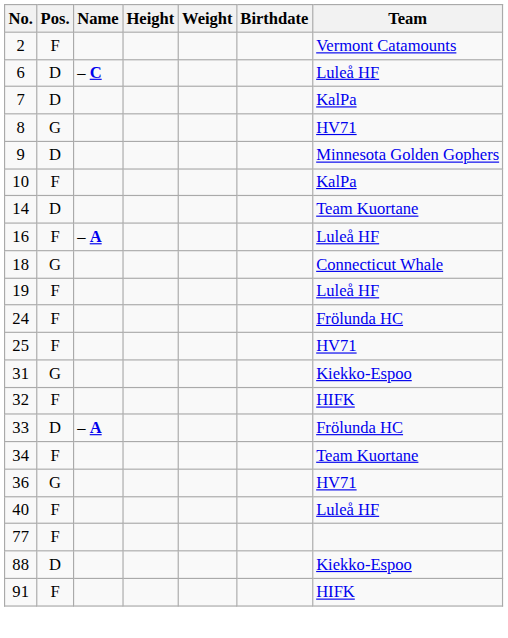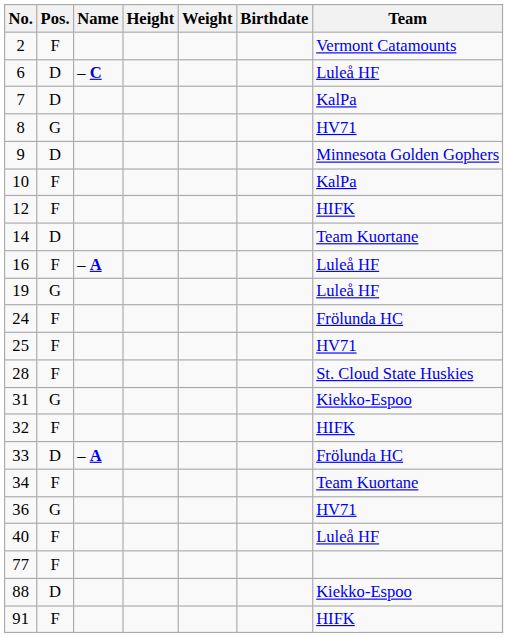+ row: (21, 209)
- row: (21, 264)
(55, 291) F -> (55, 291) G
+ row: (21, 373)
